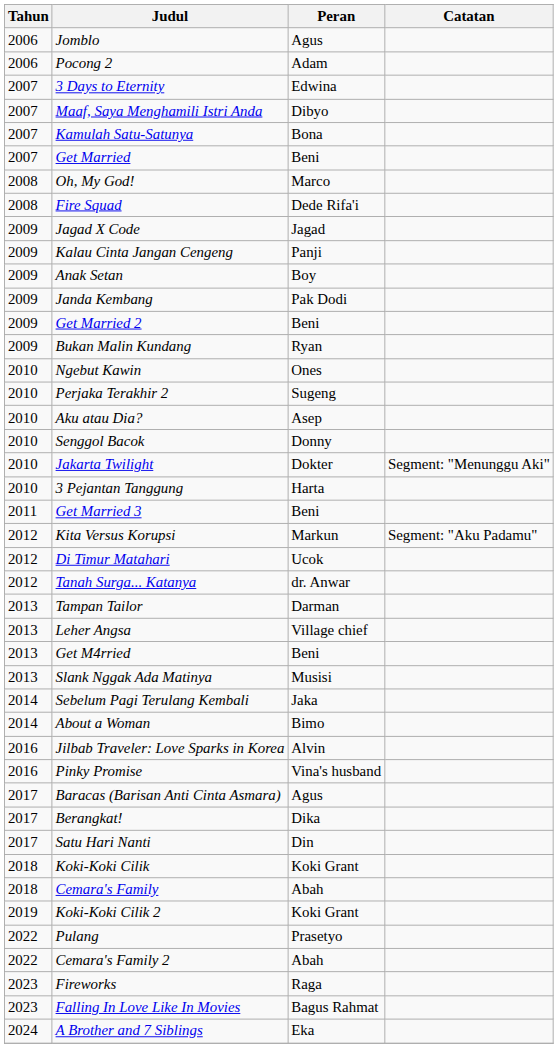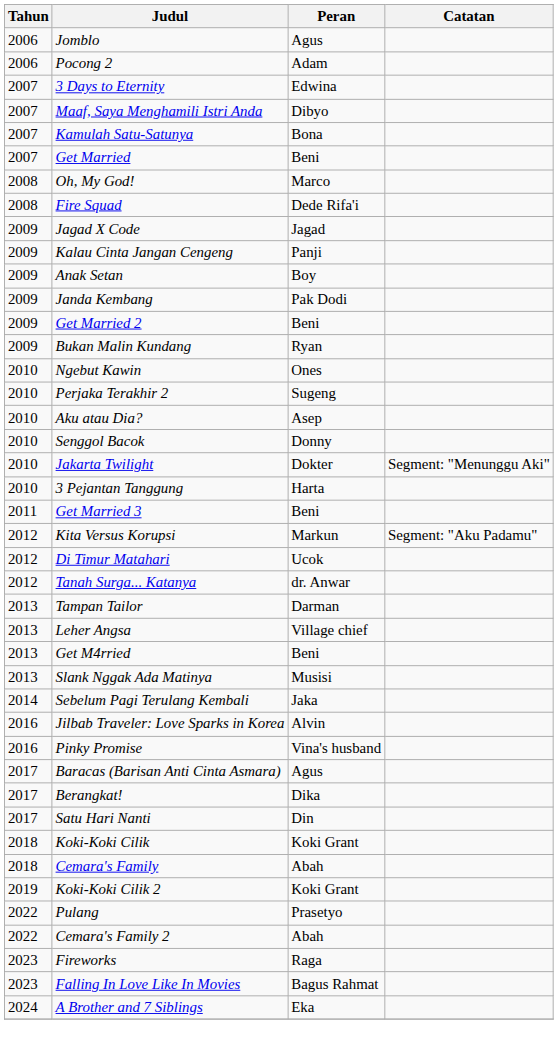- row: (103, 724)
